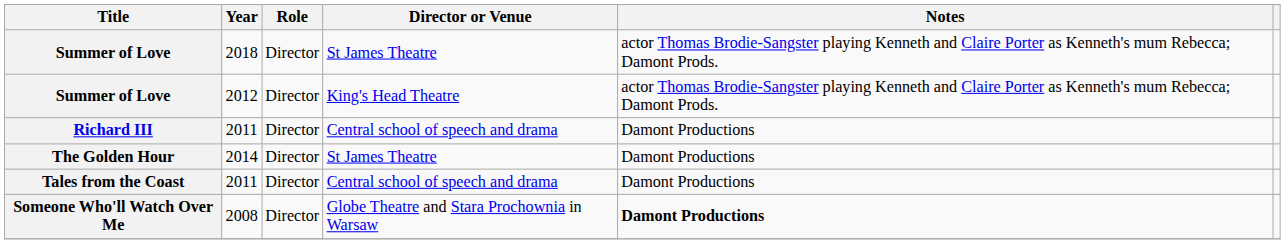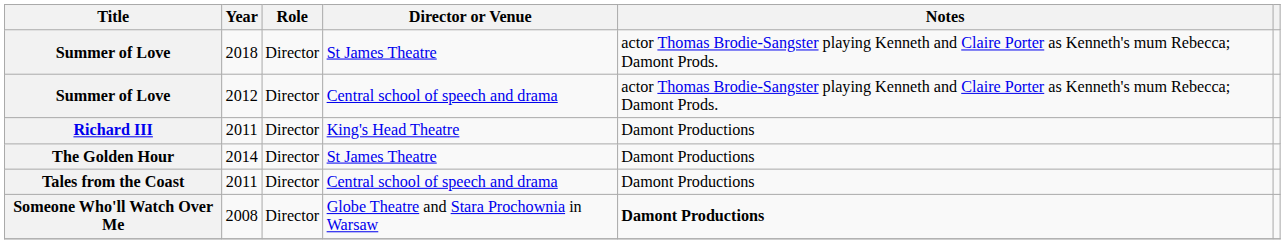(393, 95) King's Head Theatre -> (442, 95) Central school of speech and drama
(442, 130) Central school of speech and drama -> (393, 130) King's Head Theatre
